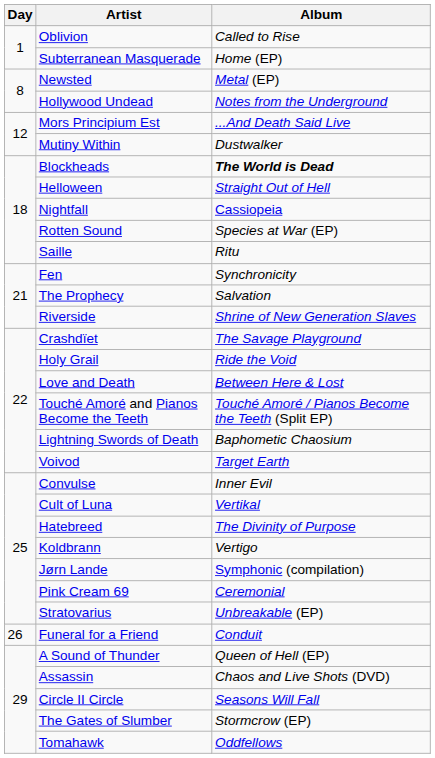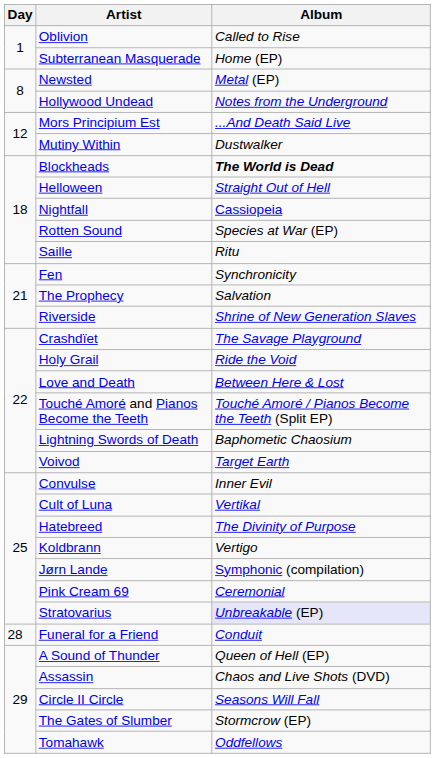(269, 612) no background -> (269, 612) lavender background
(15, 634) 26 -> (15, 634) 28
